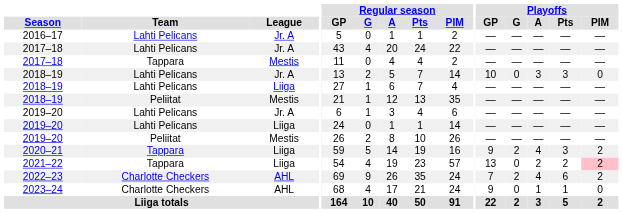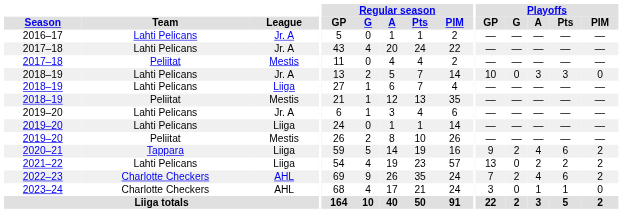(165, 61) Tappara -> (165, 61) Peliitat
(565, 151) 3 -> (565, 151) 6
(165, 164) Tappara -> (165, 164) Lahti Pelicans
(600, 164) pink background -> (600, 164) no background
(491, 189) 9 -> (491, 189) 3
